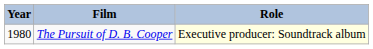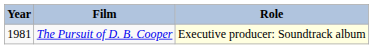(19, 34) 1980 -> (19, 34) 1981
